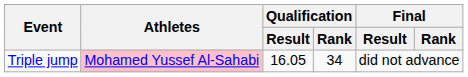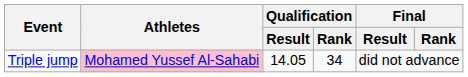(288, 61) 16.05 -> (288, 61) 14.05
